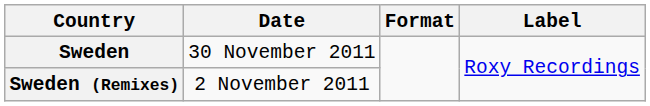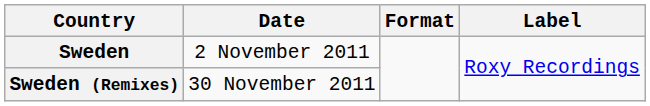(282, 52) 30 November 2011 -> (282, 52) 2 November 2011
(282, 84) 2 November 2011 -> (282, 84) 30 November 2011
